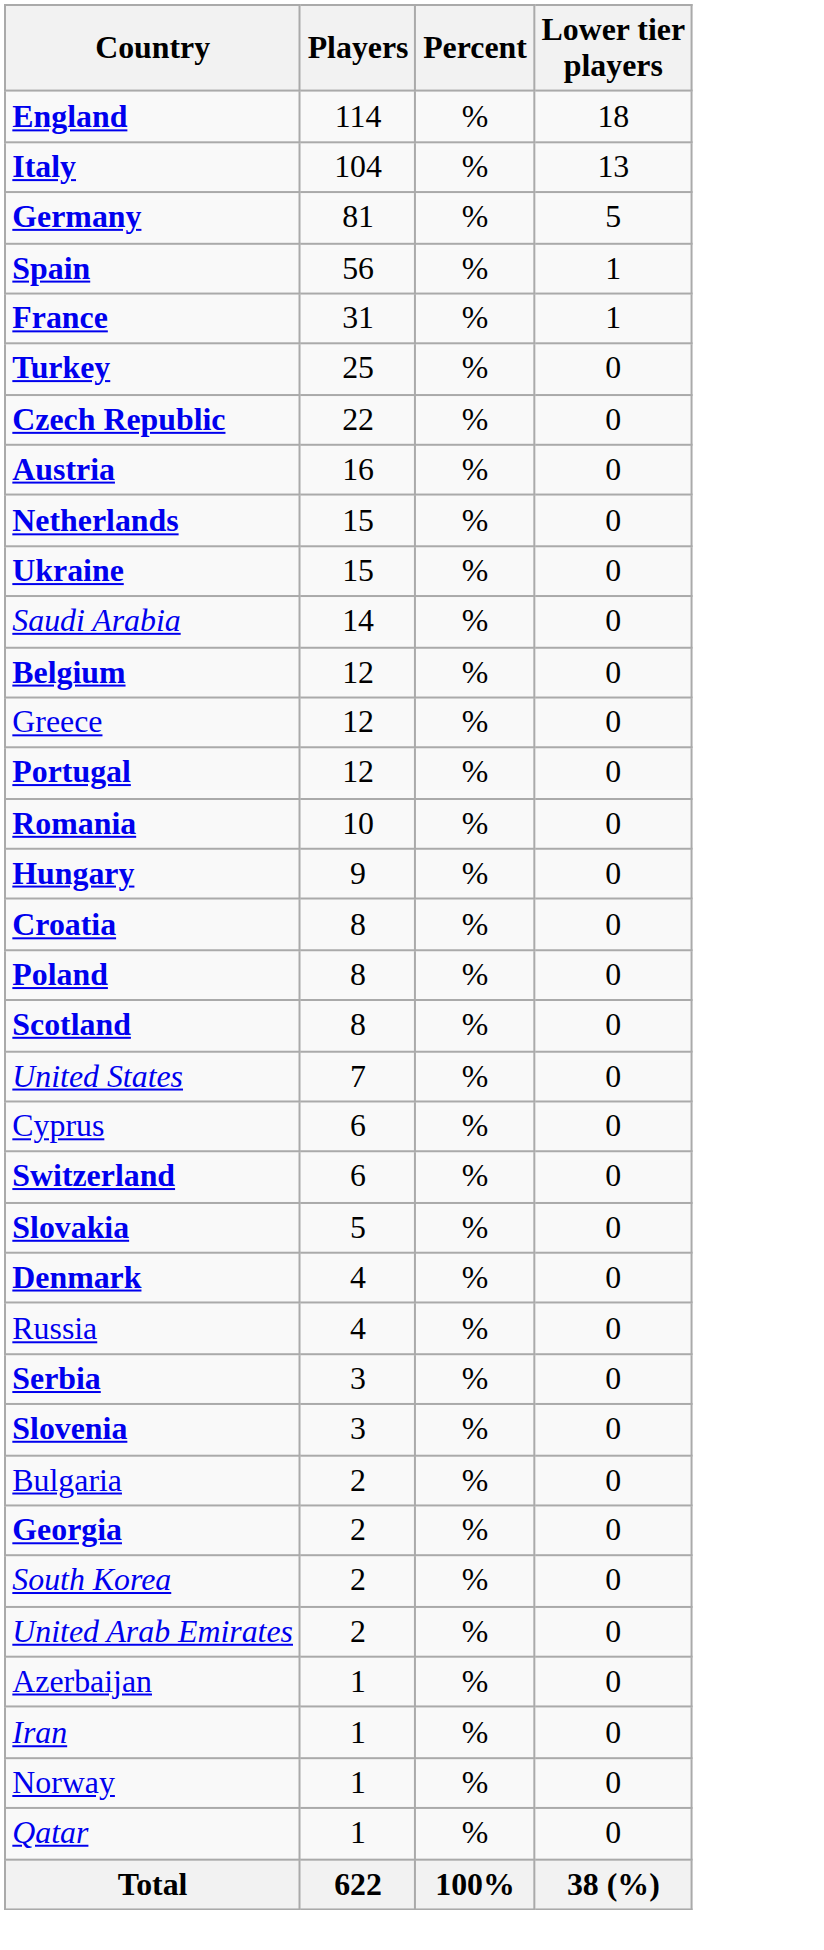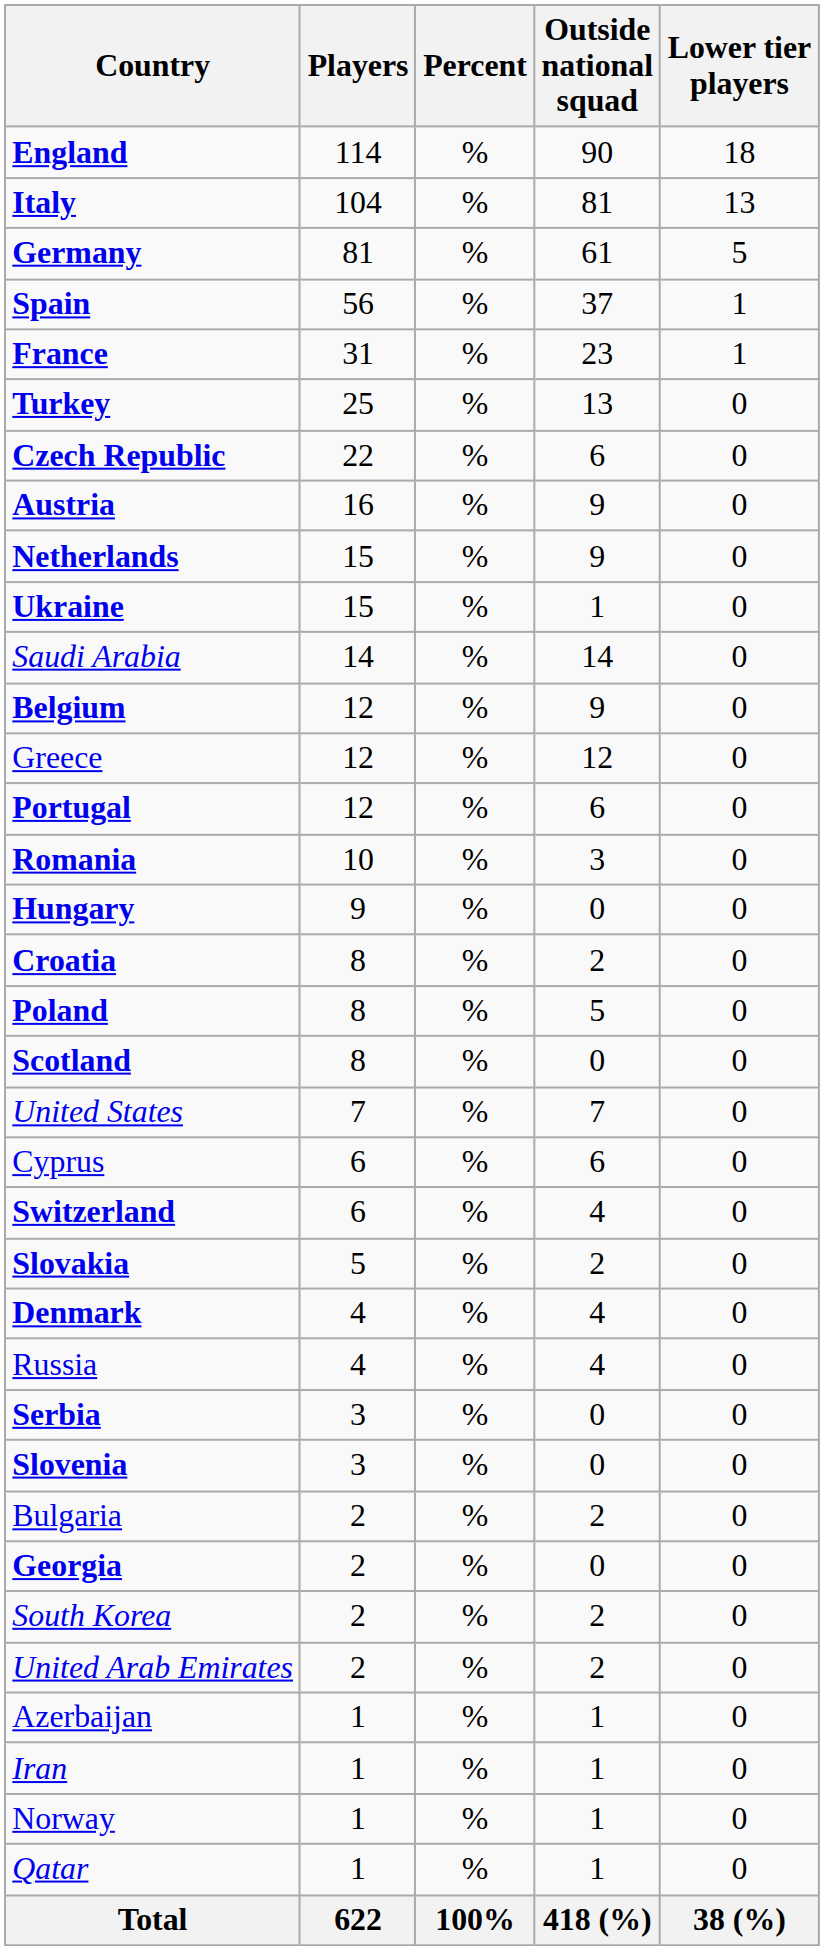+ column: (597, 65)
